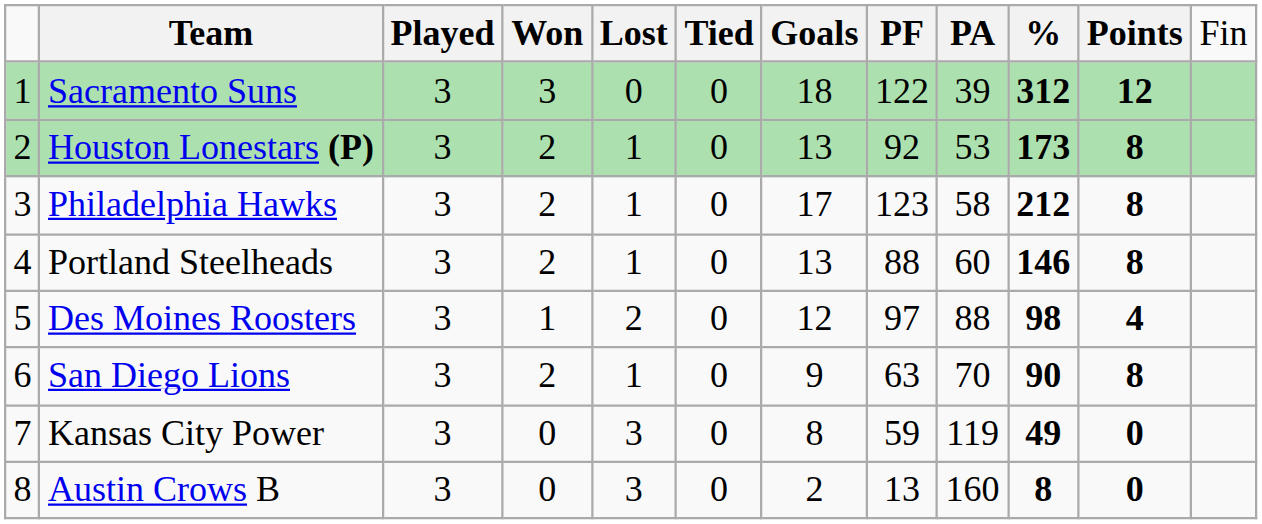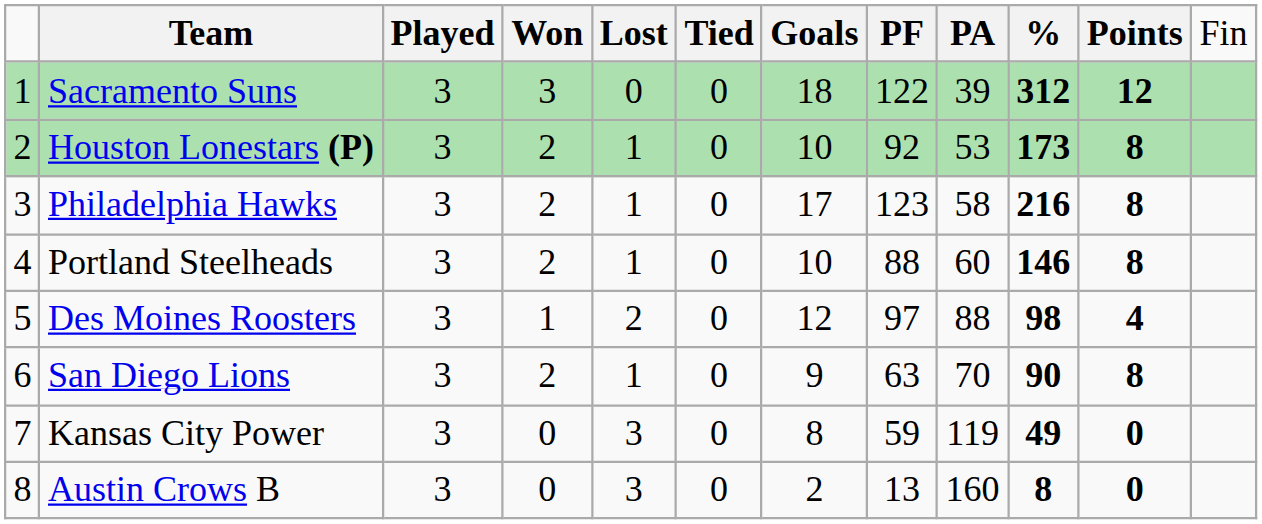(814, 147) 13 -> (814, 147) 10
(1043, 204) 212 -> (1043, 204) 216
(814, 261) 13 -> (814, 261) 10
